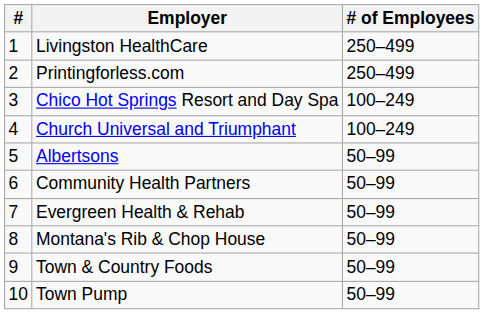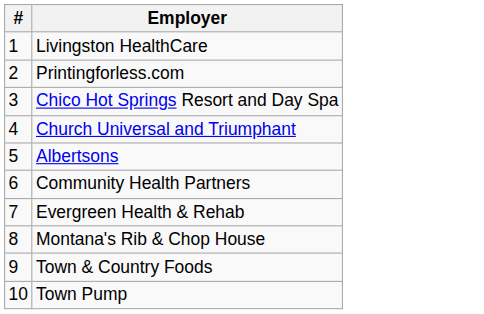- column: (410, 18)
